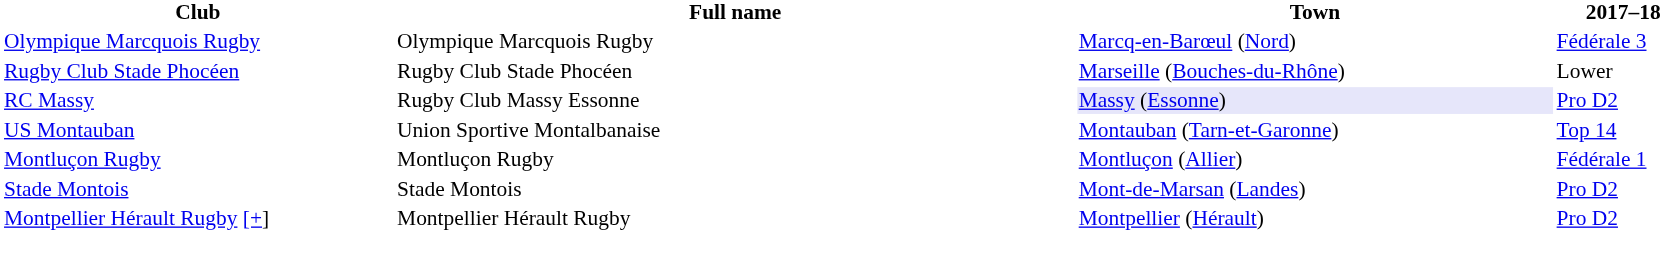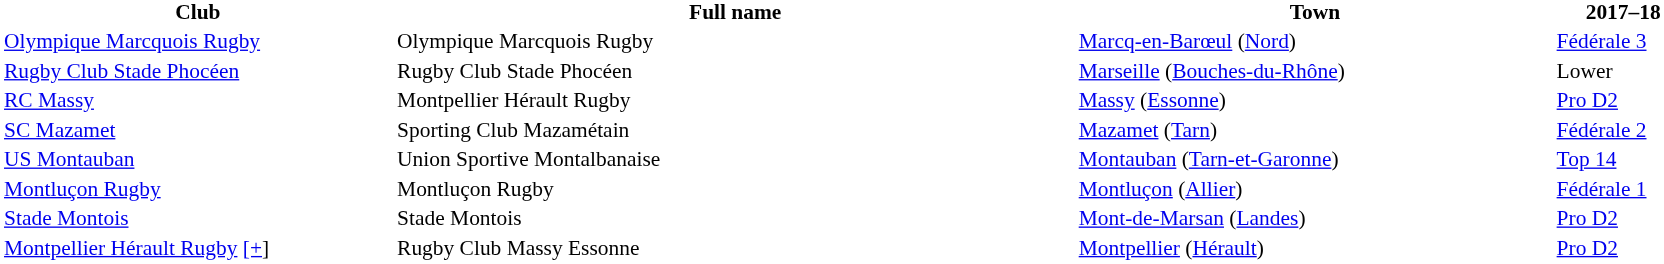(518, 100) Rugby Club Massy Essonne -> (514, 100) Montpellier Hérault Rugby
(1152, 100) lavender background -> (1152, 100) no background
+ row: (60, 129)
(514, 218) Montpellier Hérault Rugby -> (518, 247) Rugby Club Massy Essonne
